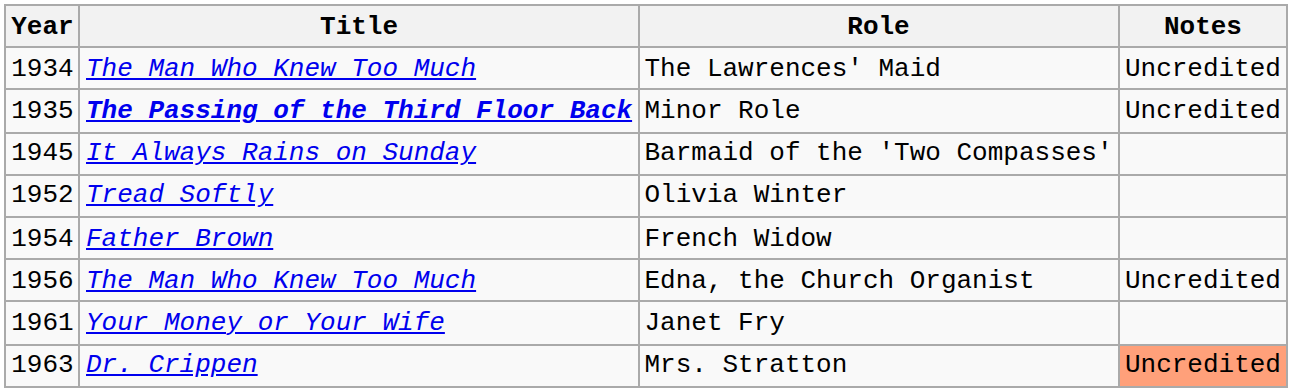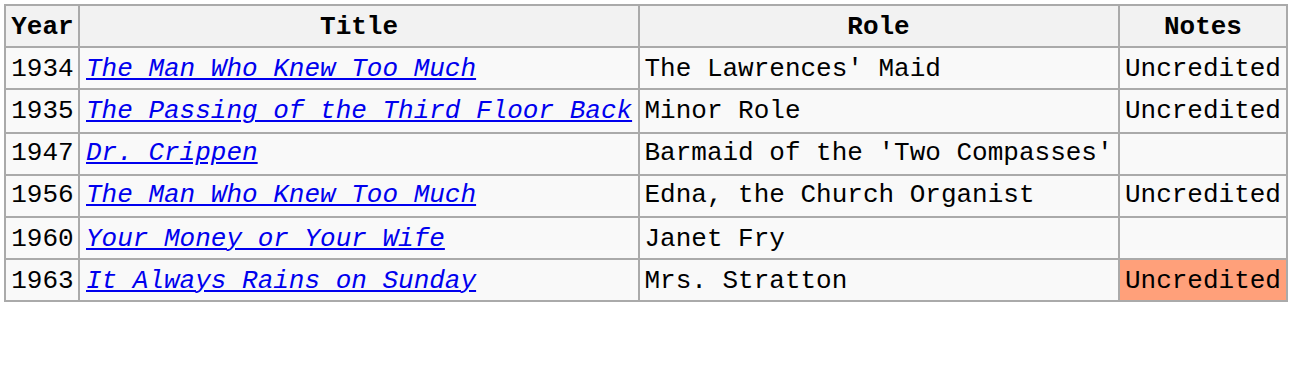(359, 111) bold -> (359, 111) normal
(42, 153) 1945 -> (42, 153) 1947
(281, 153) It Always Rains on Sunday -> (172, 153) Dr. Crippen
- row: (746, 196)
- row: (738, 238)
(42, 323) 1961 -> (42, 238) 1960
(172, 365) Dr. Crippen -> (281, 280) It Always Rains on Sunday
